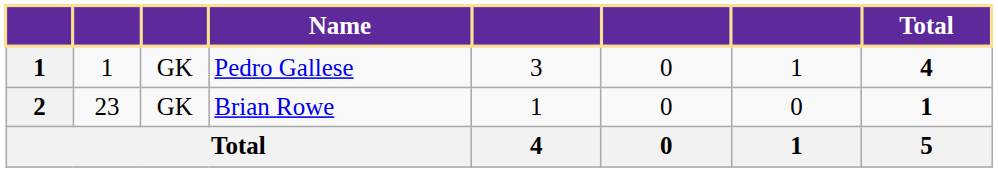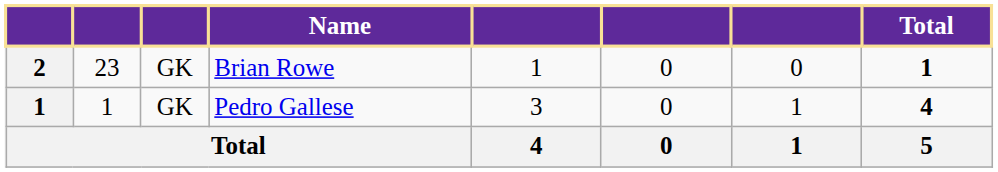rows swapped: (284, 66) <-> (274, 106)
